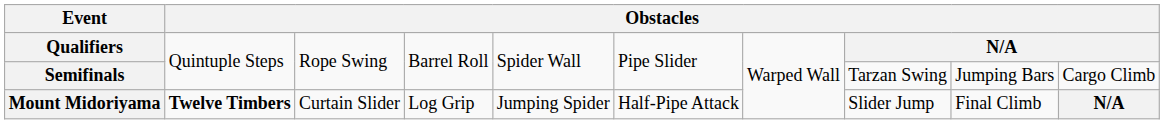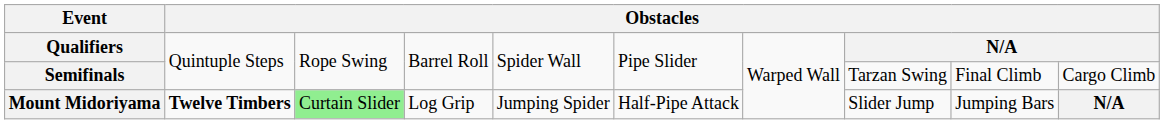(1005, 75) Jumping Bars -> (998, 75) Final Climb
(350, 103) no background -> (350, 103) lightgreen background
(998, 103) Final Climb -> (1005, 103) Jumping Bars
